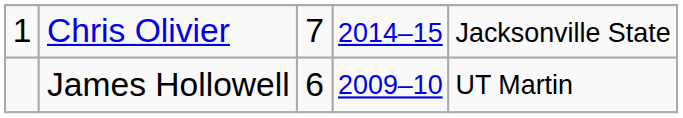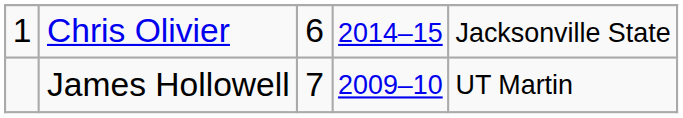(315, 31) 7 -> (315, 31) 6
(315, 84) 6 -> (315, 84) 7
